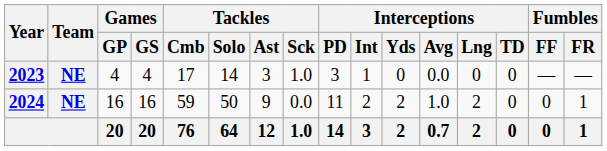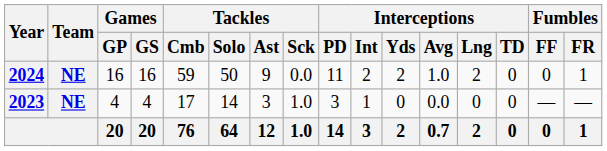rows swapped: (26, 74) <-> (26, 103)
